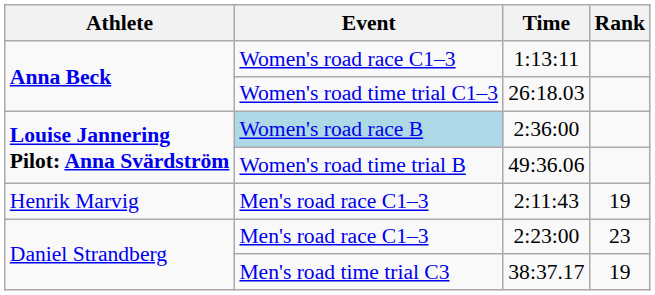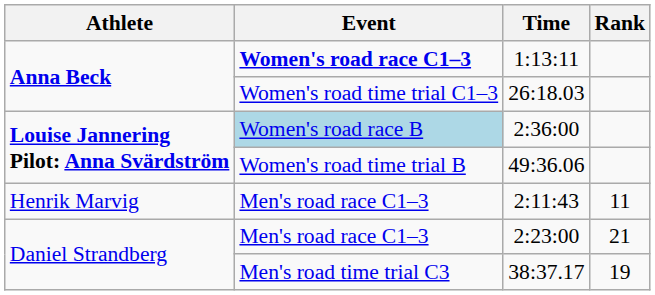(348, 58) normal -> (355, 58) bold
(620, 200) 19 -> (620, 200) 11
(620, 236) 23 -> (620, 236) 21
